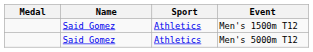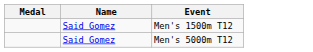- column: (185, 11)
